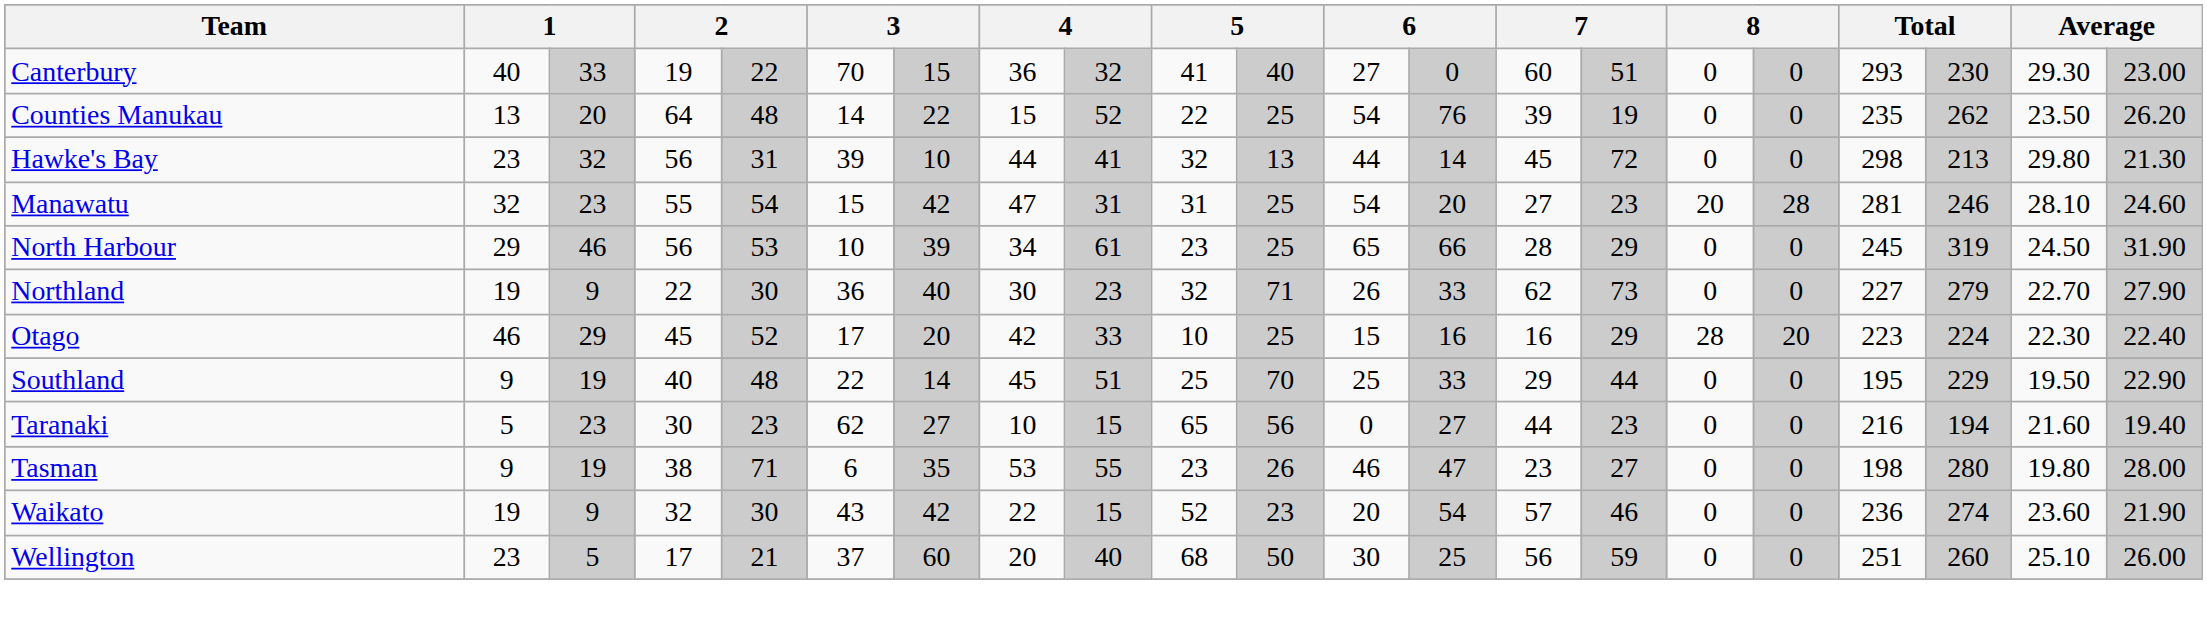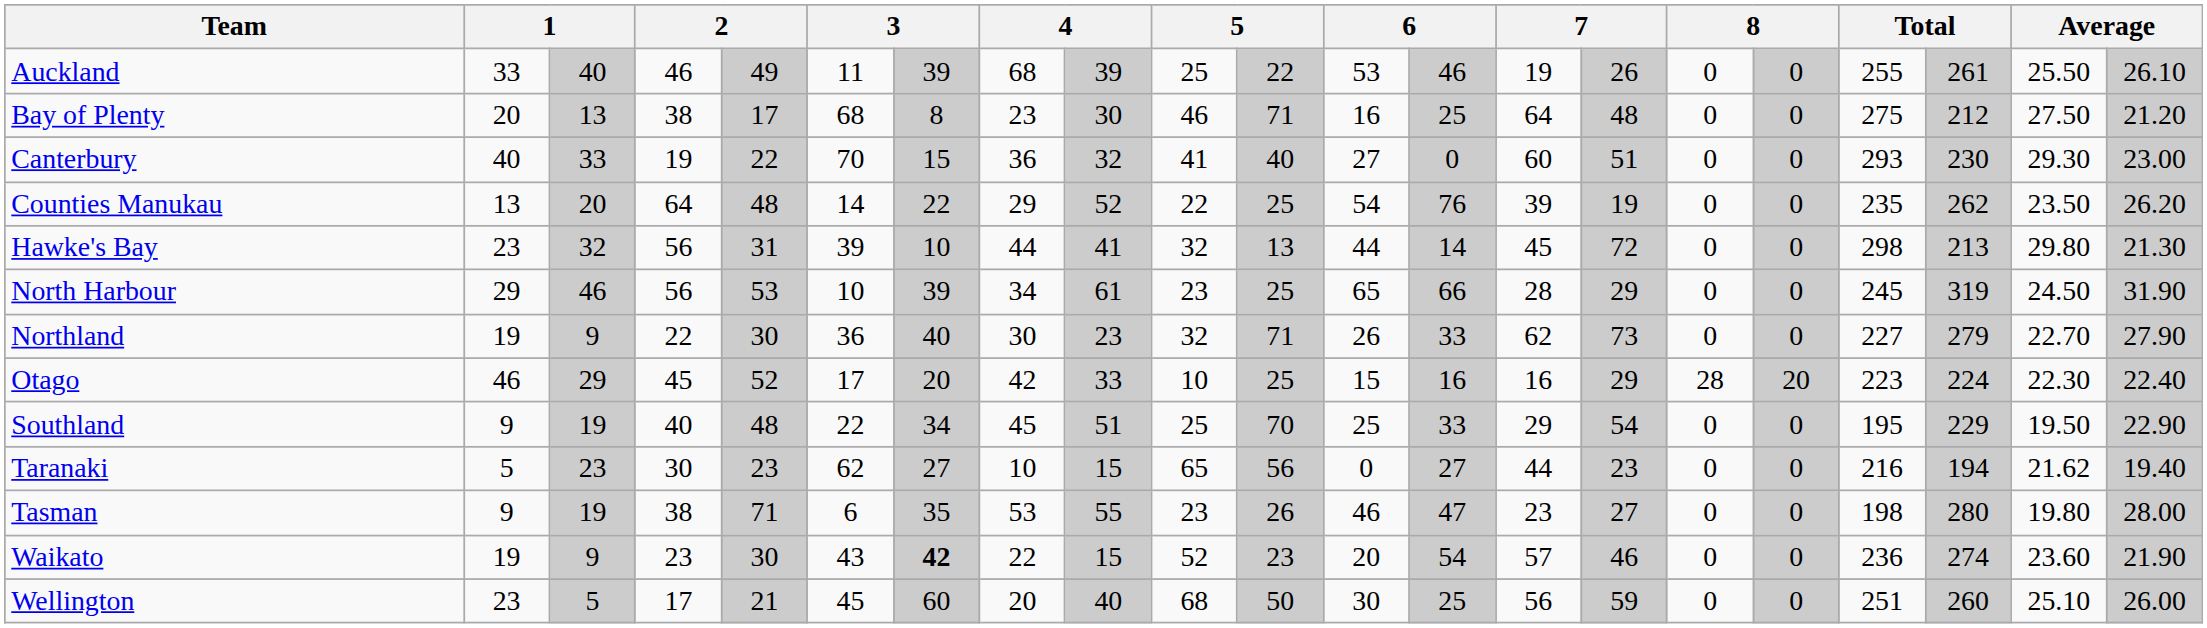+ row: (65, 70)
+ row: (88, 114)
(1022, 114) 15 -> (1022, 203) 29
- row: (70, 203)
(936, 379) 14 -> (936, 423) 34
(1624, 379) 44 -> (1624, 423) 54
(2059, 423) 21.60 -> (2059, 468) 21.62
(679, 512) 32 -> (679, 556) 23
(936, 512) normal -> (936, 556) bold
(850, 556) 37 -> (850, 600) 45
